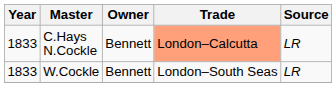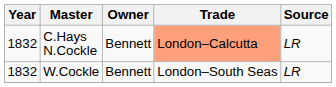(22, 43) 1833 -> (22, 43) 1832
(22, 72) 1833 -> (22, 72) 1832
